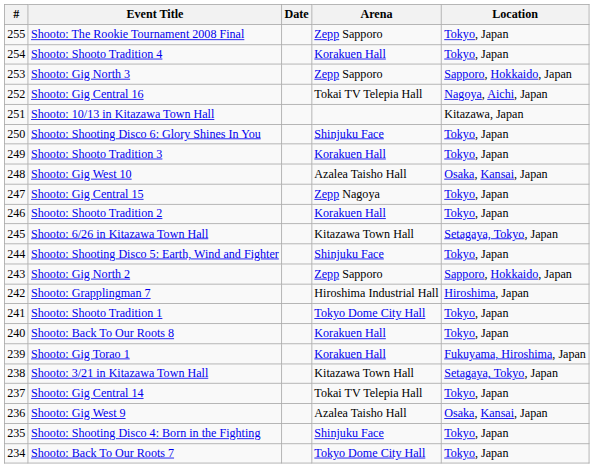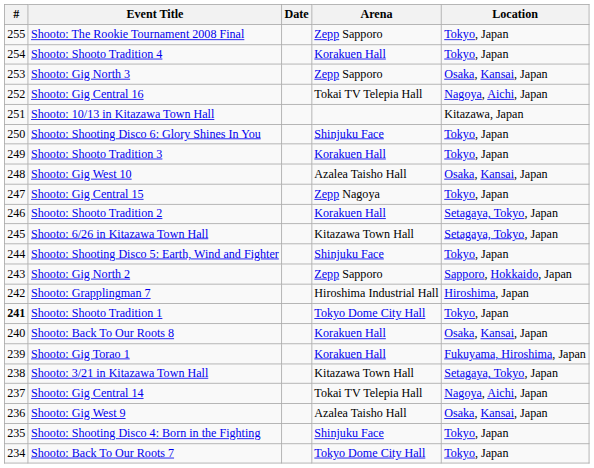(508, 74) Sapporo, Hokkaido, Japan -> (496, 74) Osaka, Kansai, Japan
(476, 214) Tokyo, Japan -> (501, 214) Setagaya, Tokyo, Japan
(16, 314) normal -> (16, 314) bold
(476, 334) Tokyo, Japan -> (496, 334) Osaka, Kansai, Japan
(476, 393) Tokyo, Japan -> (496, 393) Nagoya, Aichi, Japan
